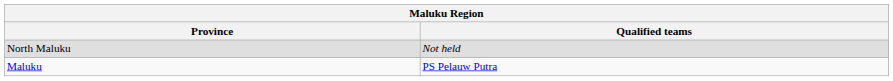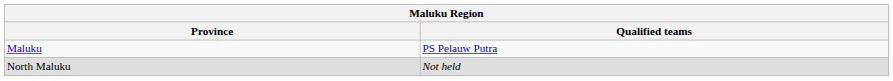rows swapped: (24, 66) <-> (39, 48)
